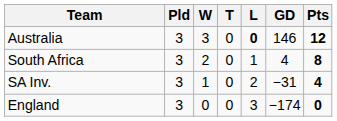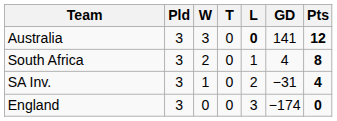(285, 37) 146 -> (285, 37) 141
